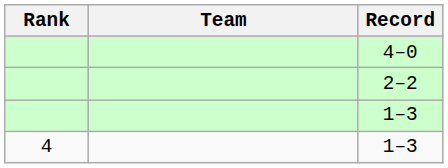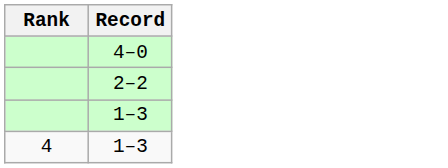- column: (223, 21)
